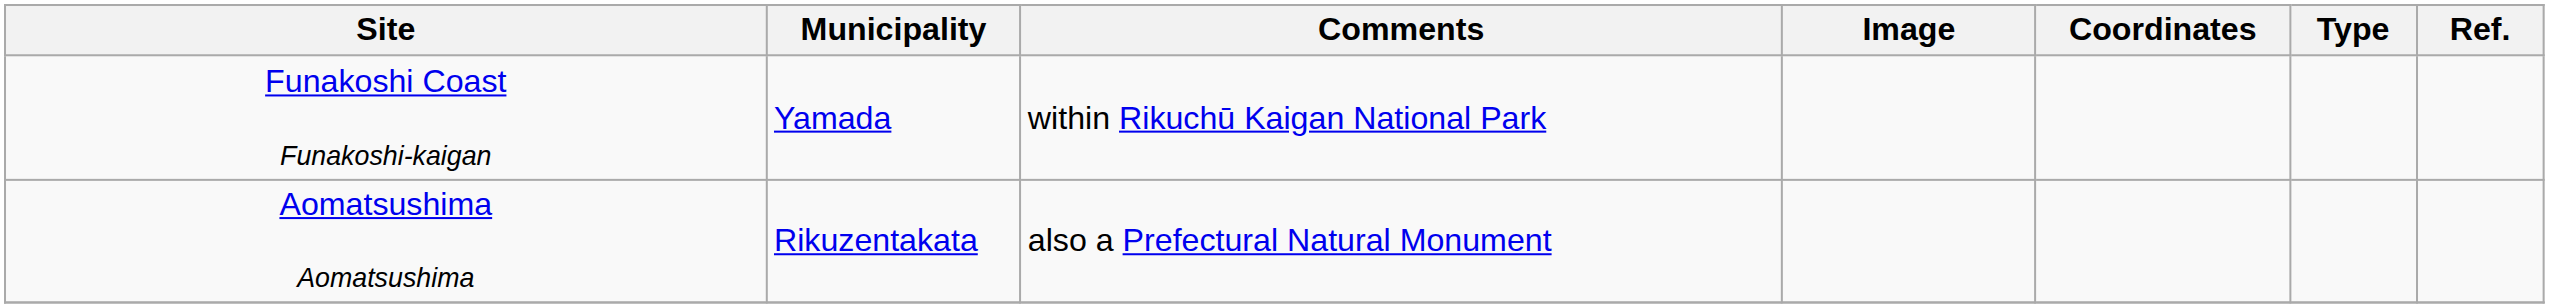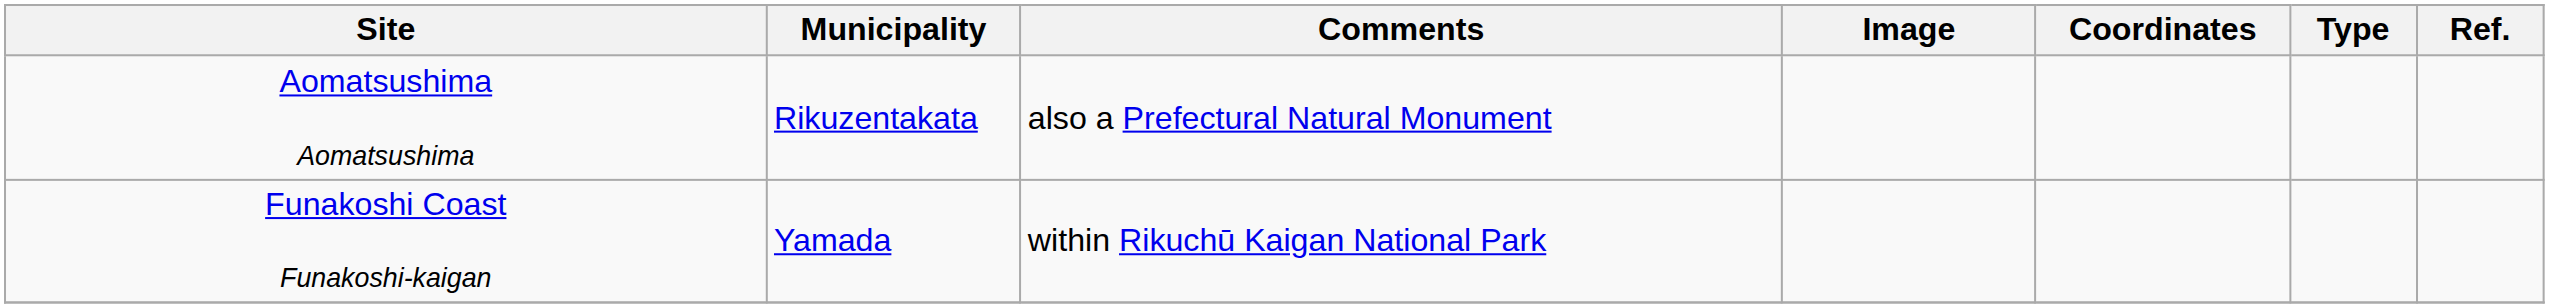rows swapped: (386, 117) <-> (386, 240)
